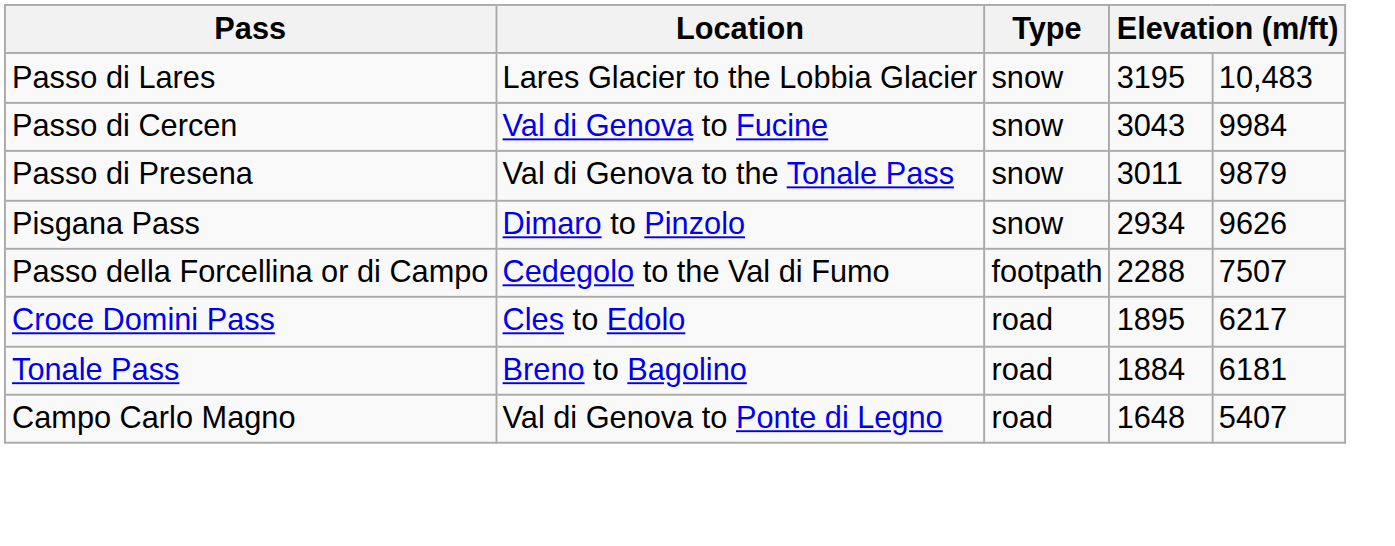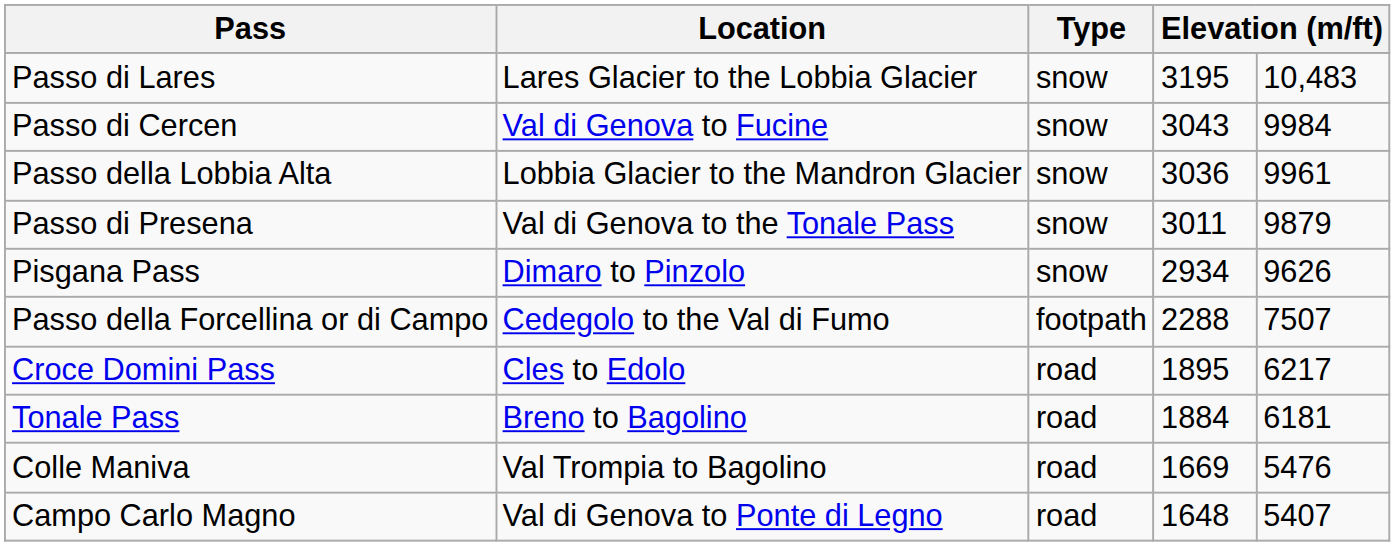+ row: (172, 175)
+ row: (101, 467)
